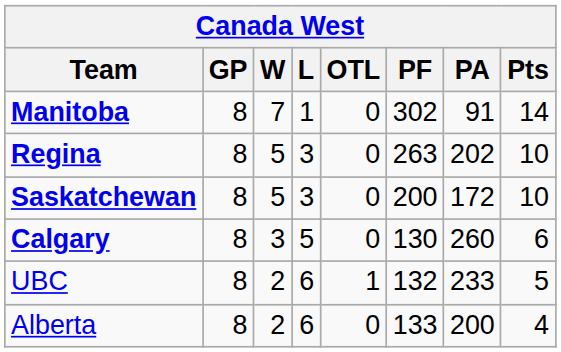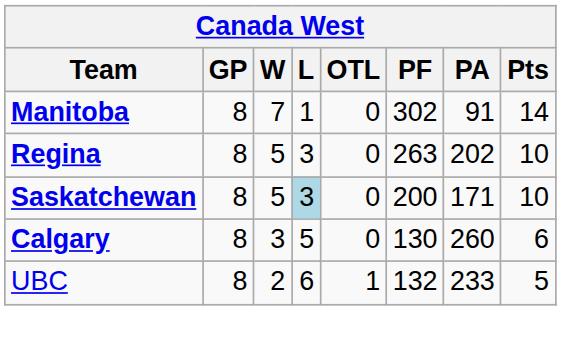(307, 197) no background -> (307, 197) lightblue background
(472, 197) 172 -> (472, 197) 171
- row: (54, 325)
